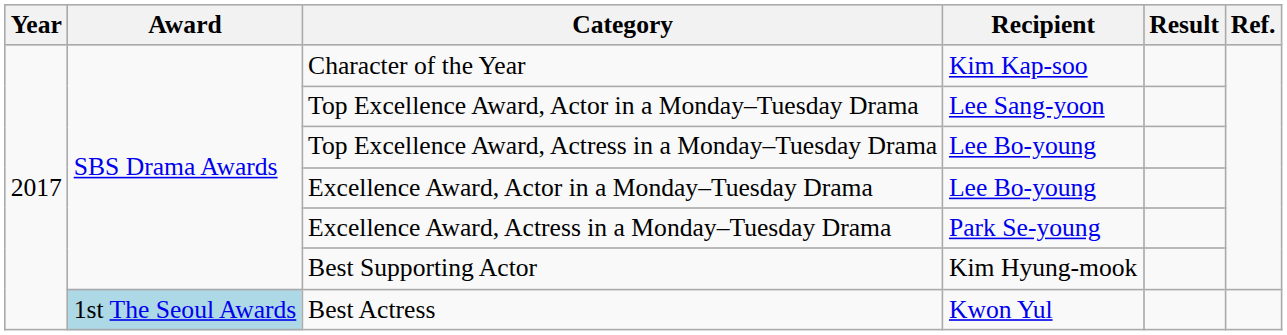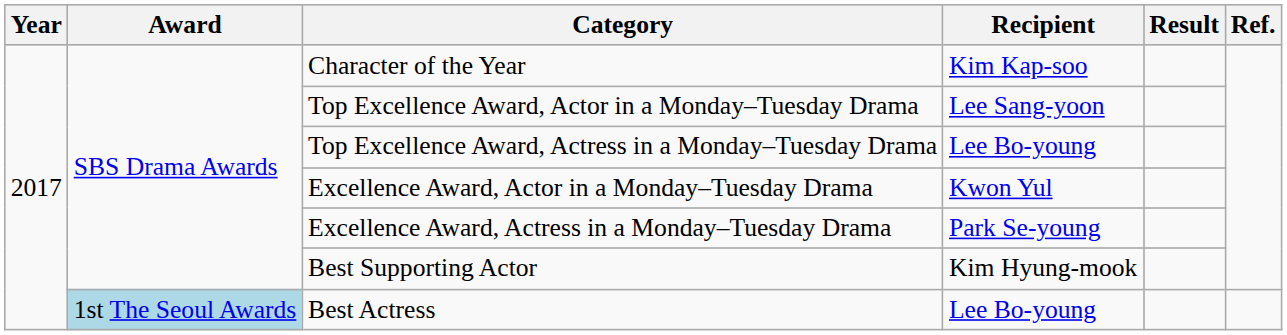(1023, 187) Lee Bo-young -> (1001, 187) Kwon Yul
(1001, 308) Kwon Yul -> (1023, 308) Lee Bo-young
